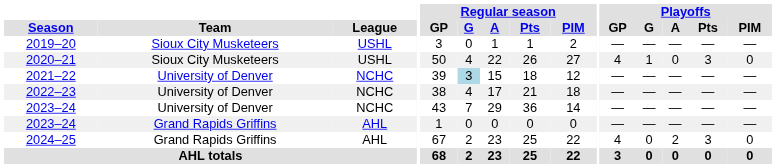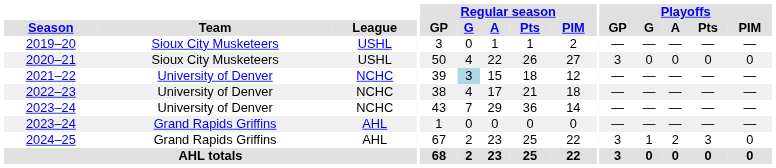(618, 60) 4 -> (618, 60) 3
(649, 60) 1 -> (649, 60) 0
(708, 60) 3 -> (708, 60) 0
(618, 140) 4 -> (618, 140) 3
(649, 140) 0 -> (649, 140) 1
